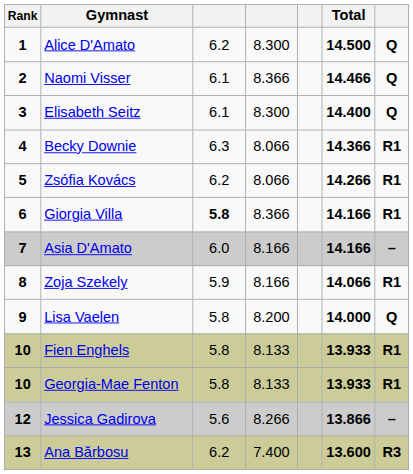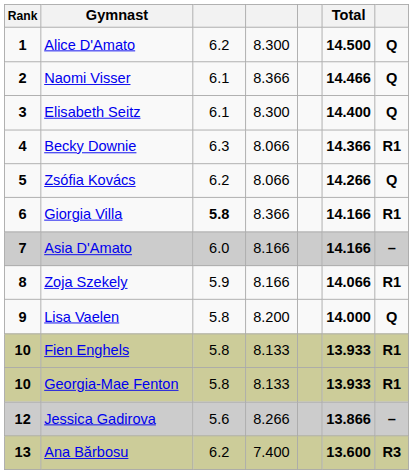(392, 180) R1 -> (392, 180) Q
